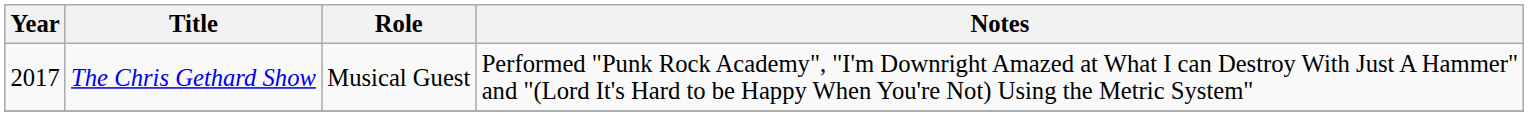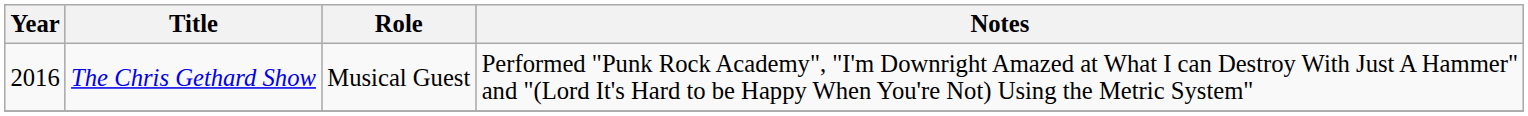(35, 76) 2017 -> (35, 76) 2016
